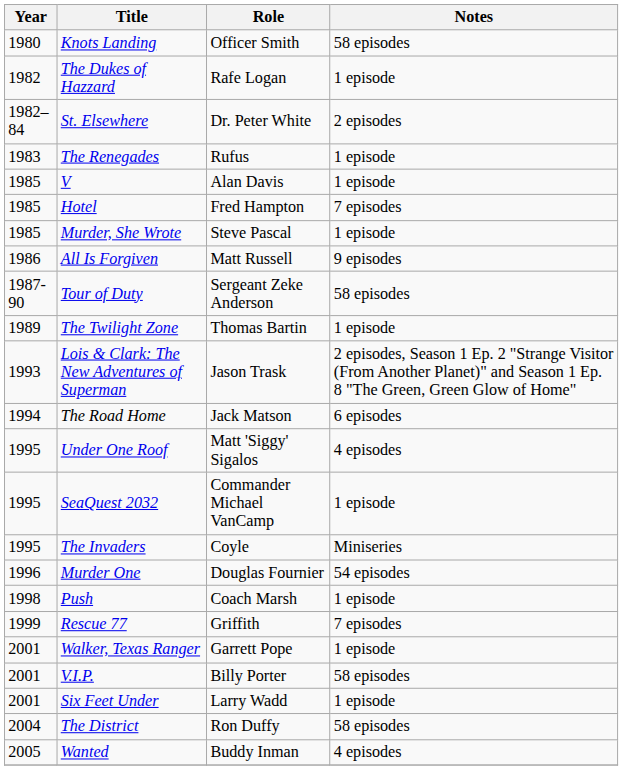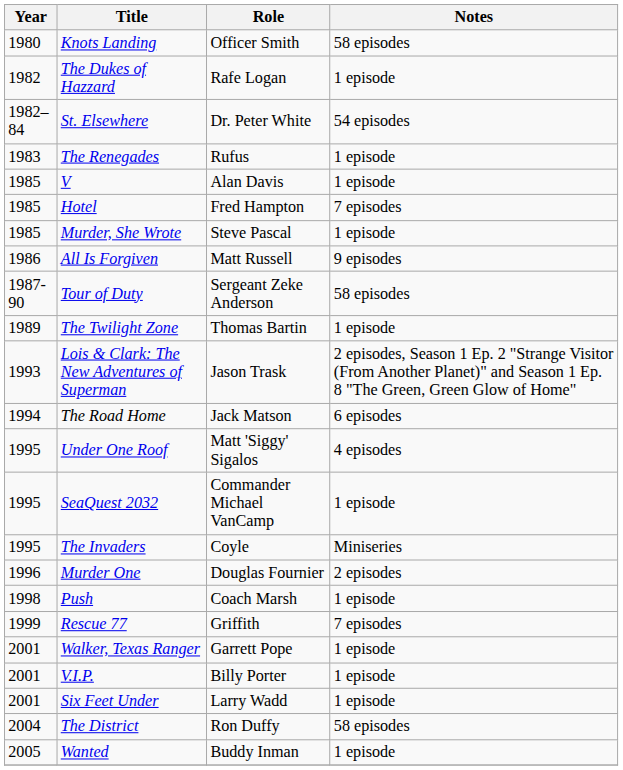(368, 121) 2 episodes -> (372, 121) 54 episodes
(372, 572) 54 episodes -> (368, 572) 2 episodes
(372, 675) 58 episodes -> (365, 675) 1 episode
(368, 752) 4 episodes -> (365, 752) 1 episode
